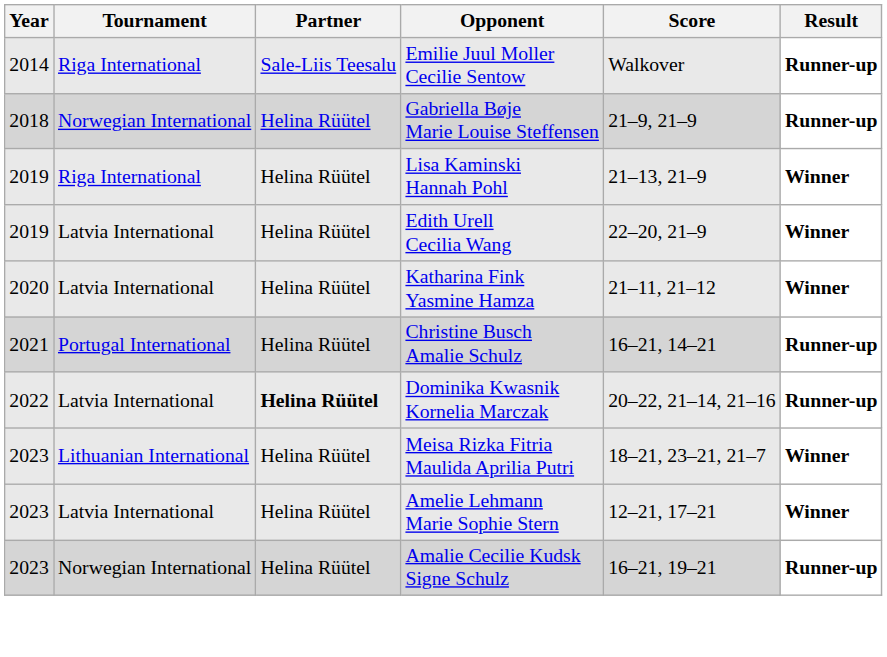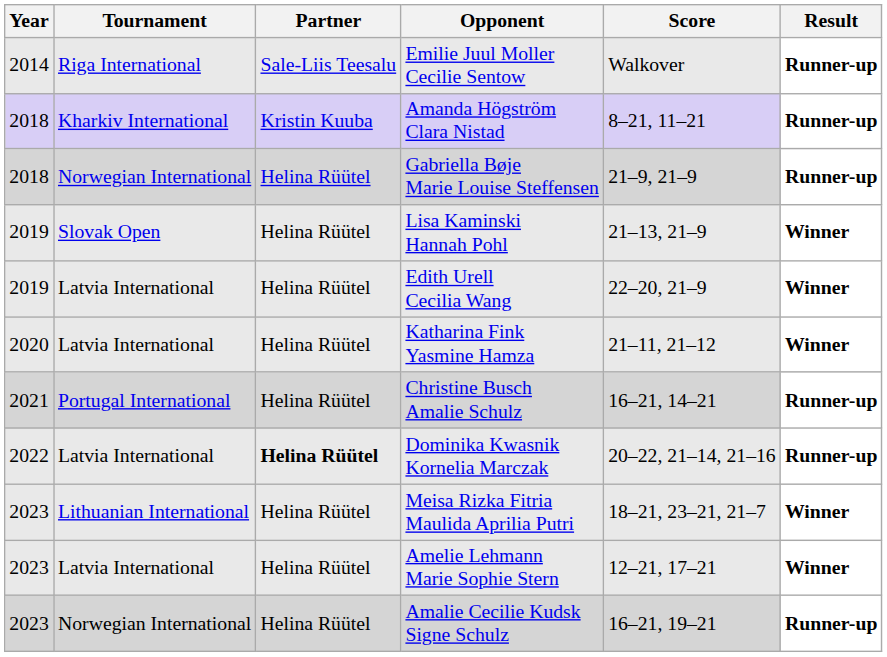+ row: (481, 121)
(129, 176) Riga International -> (109, 232) Slovak Open
